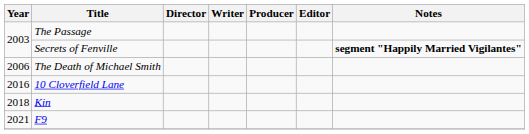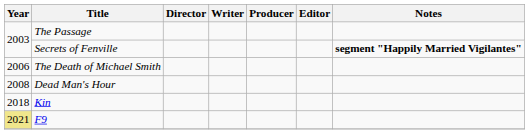+ row: (75, 84)
- row: (79, 84)
(18, 119) no background -> (18, 119) khaki background
